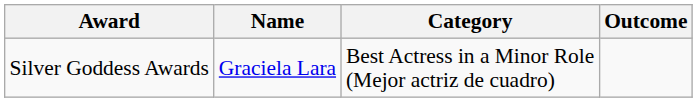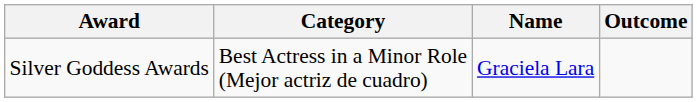columns swapped: (470, 21) <-> (277, 21)
